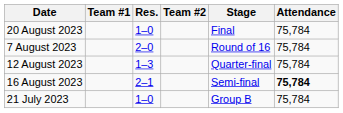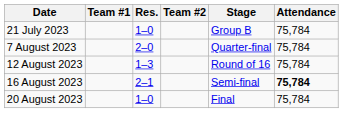rows swapped: (38, 99) <-> (45, 30)
(241, 47) Round of 16 -> (241, 47) Quarter-final
(241, 64) Quarter-final -> (241, 64) Round of 16
